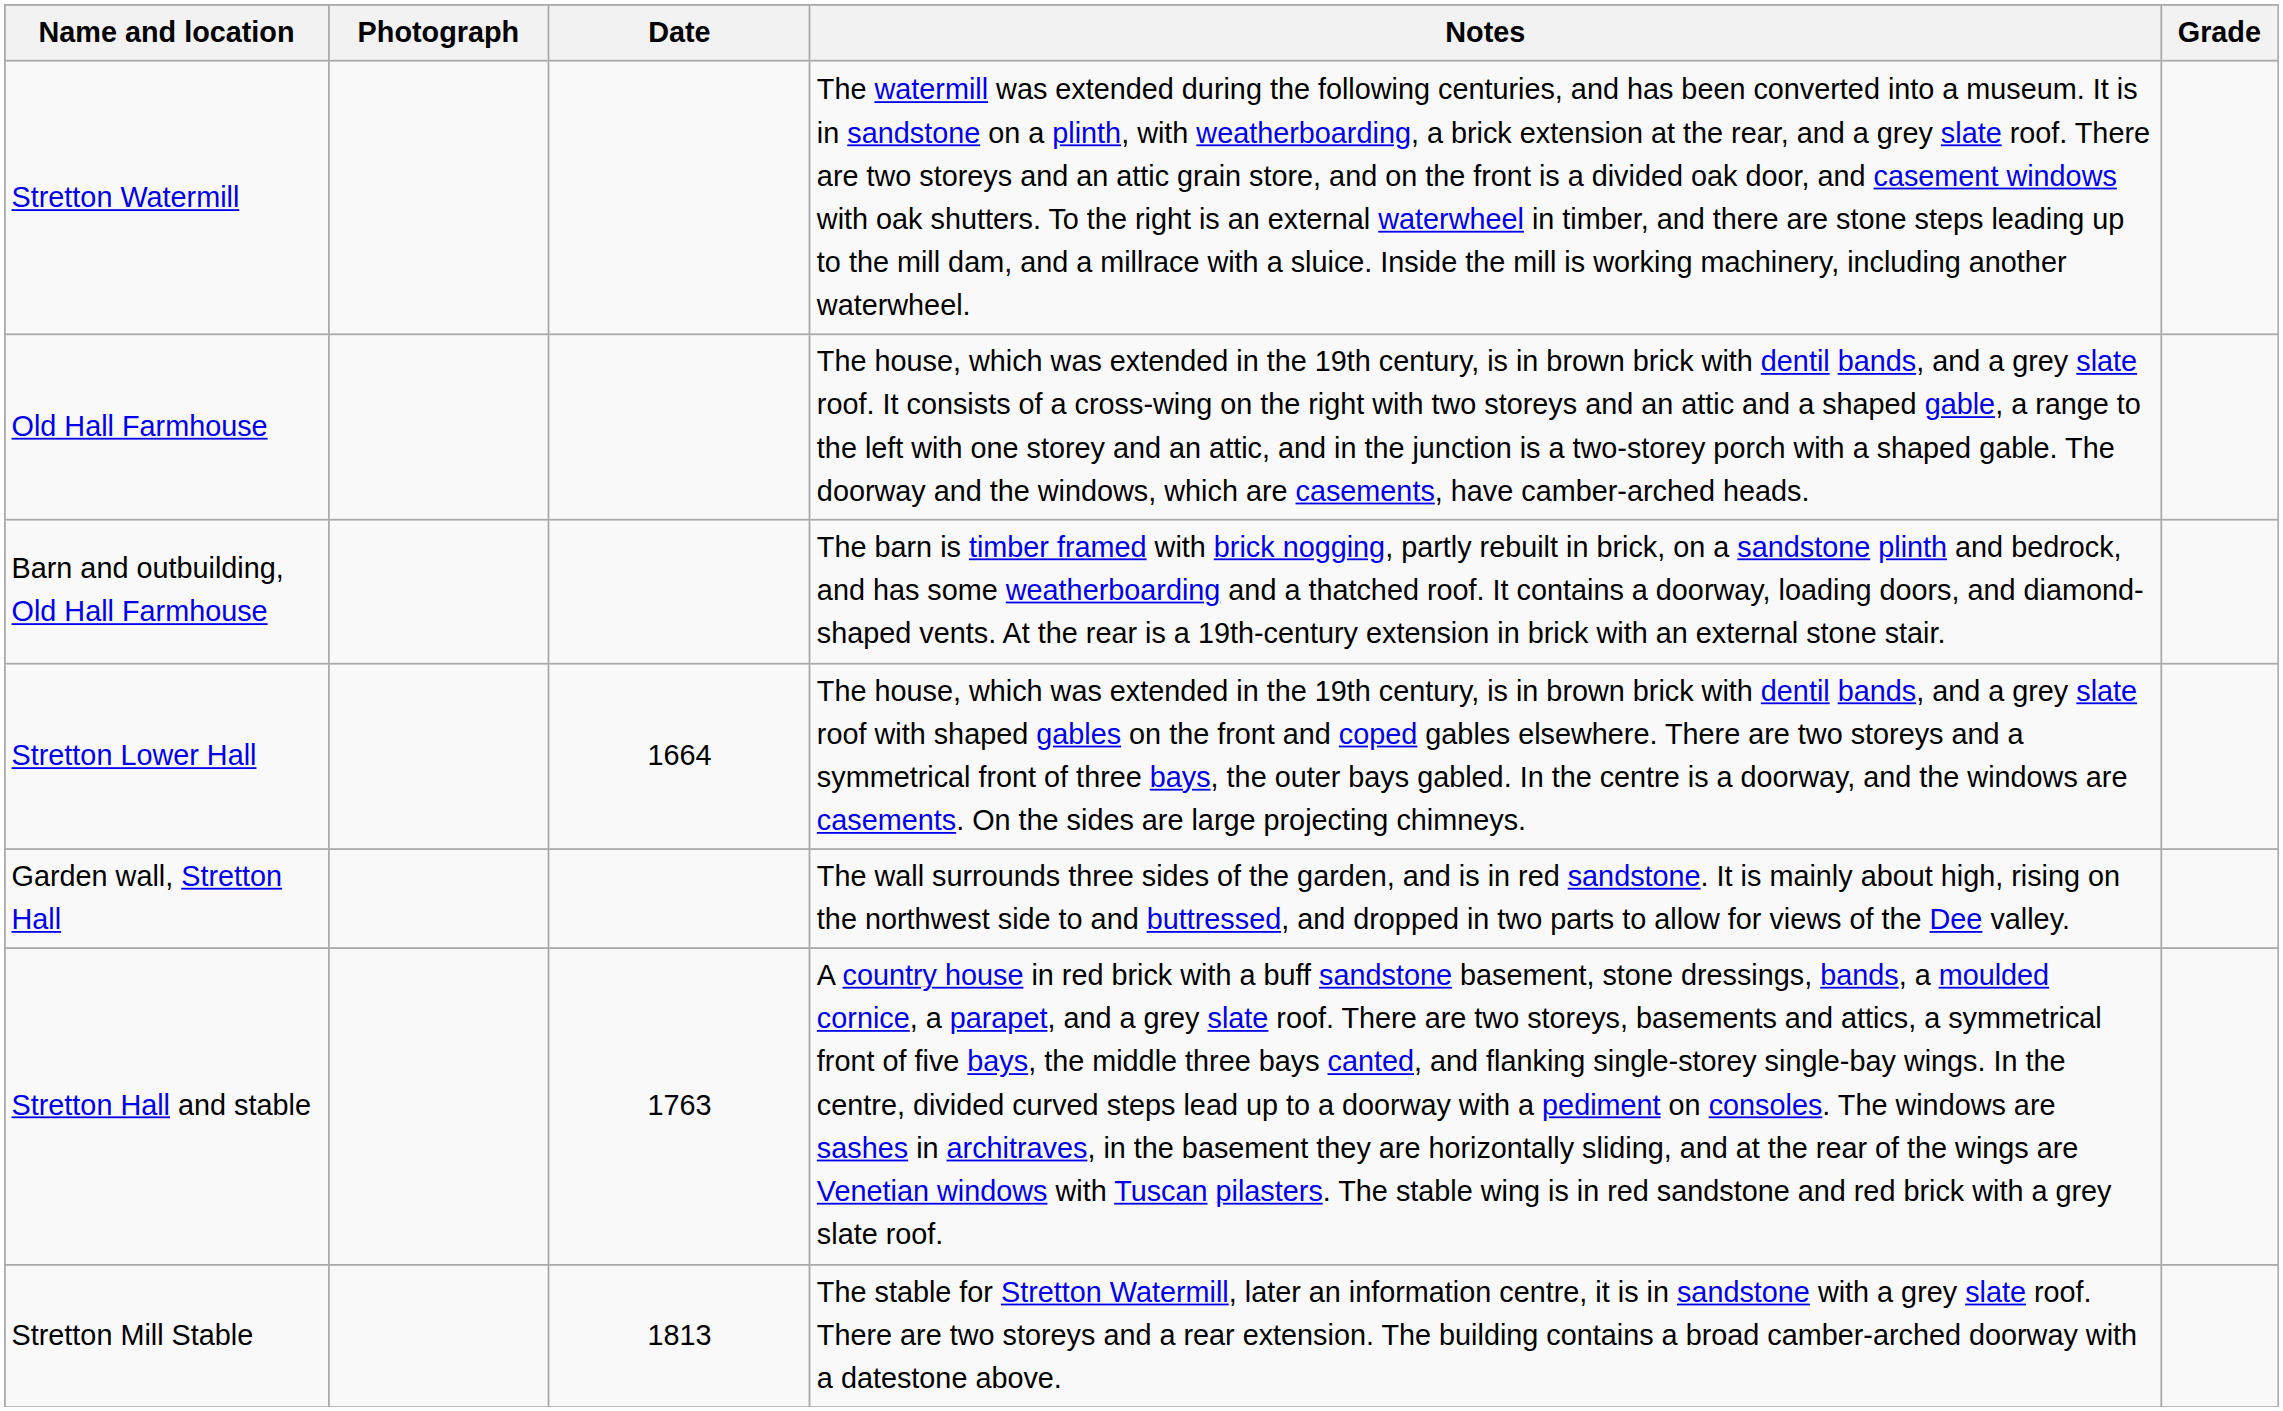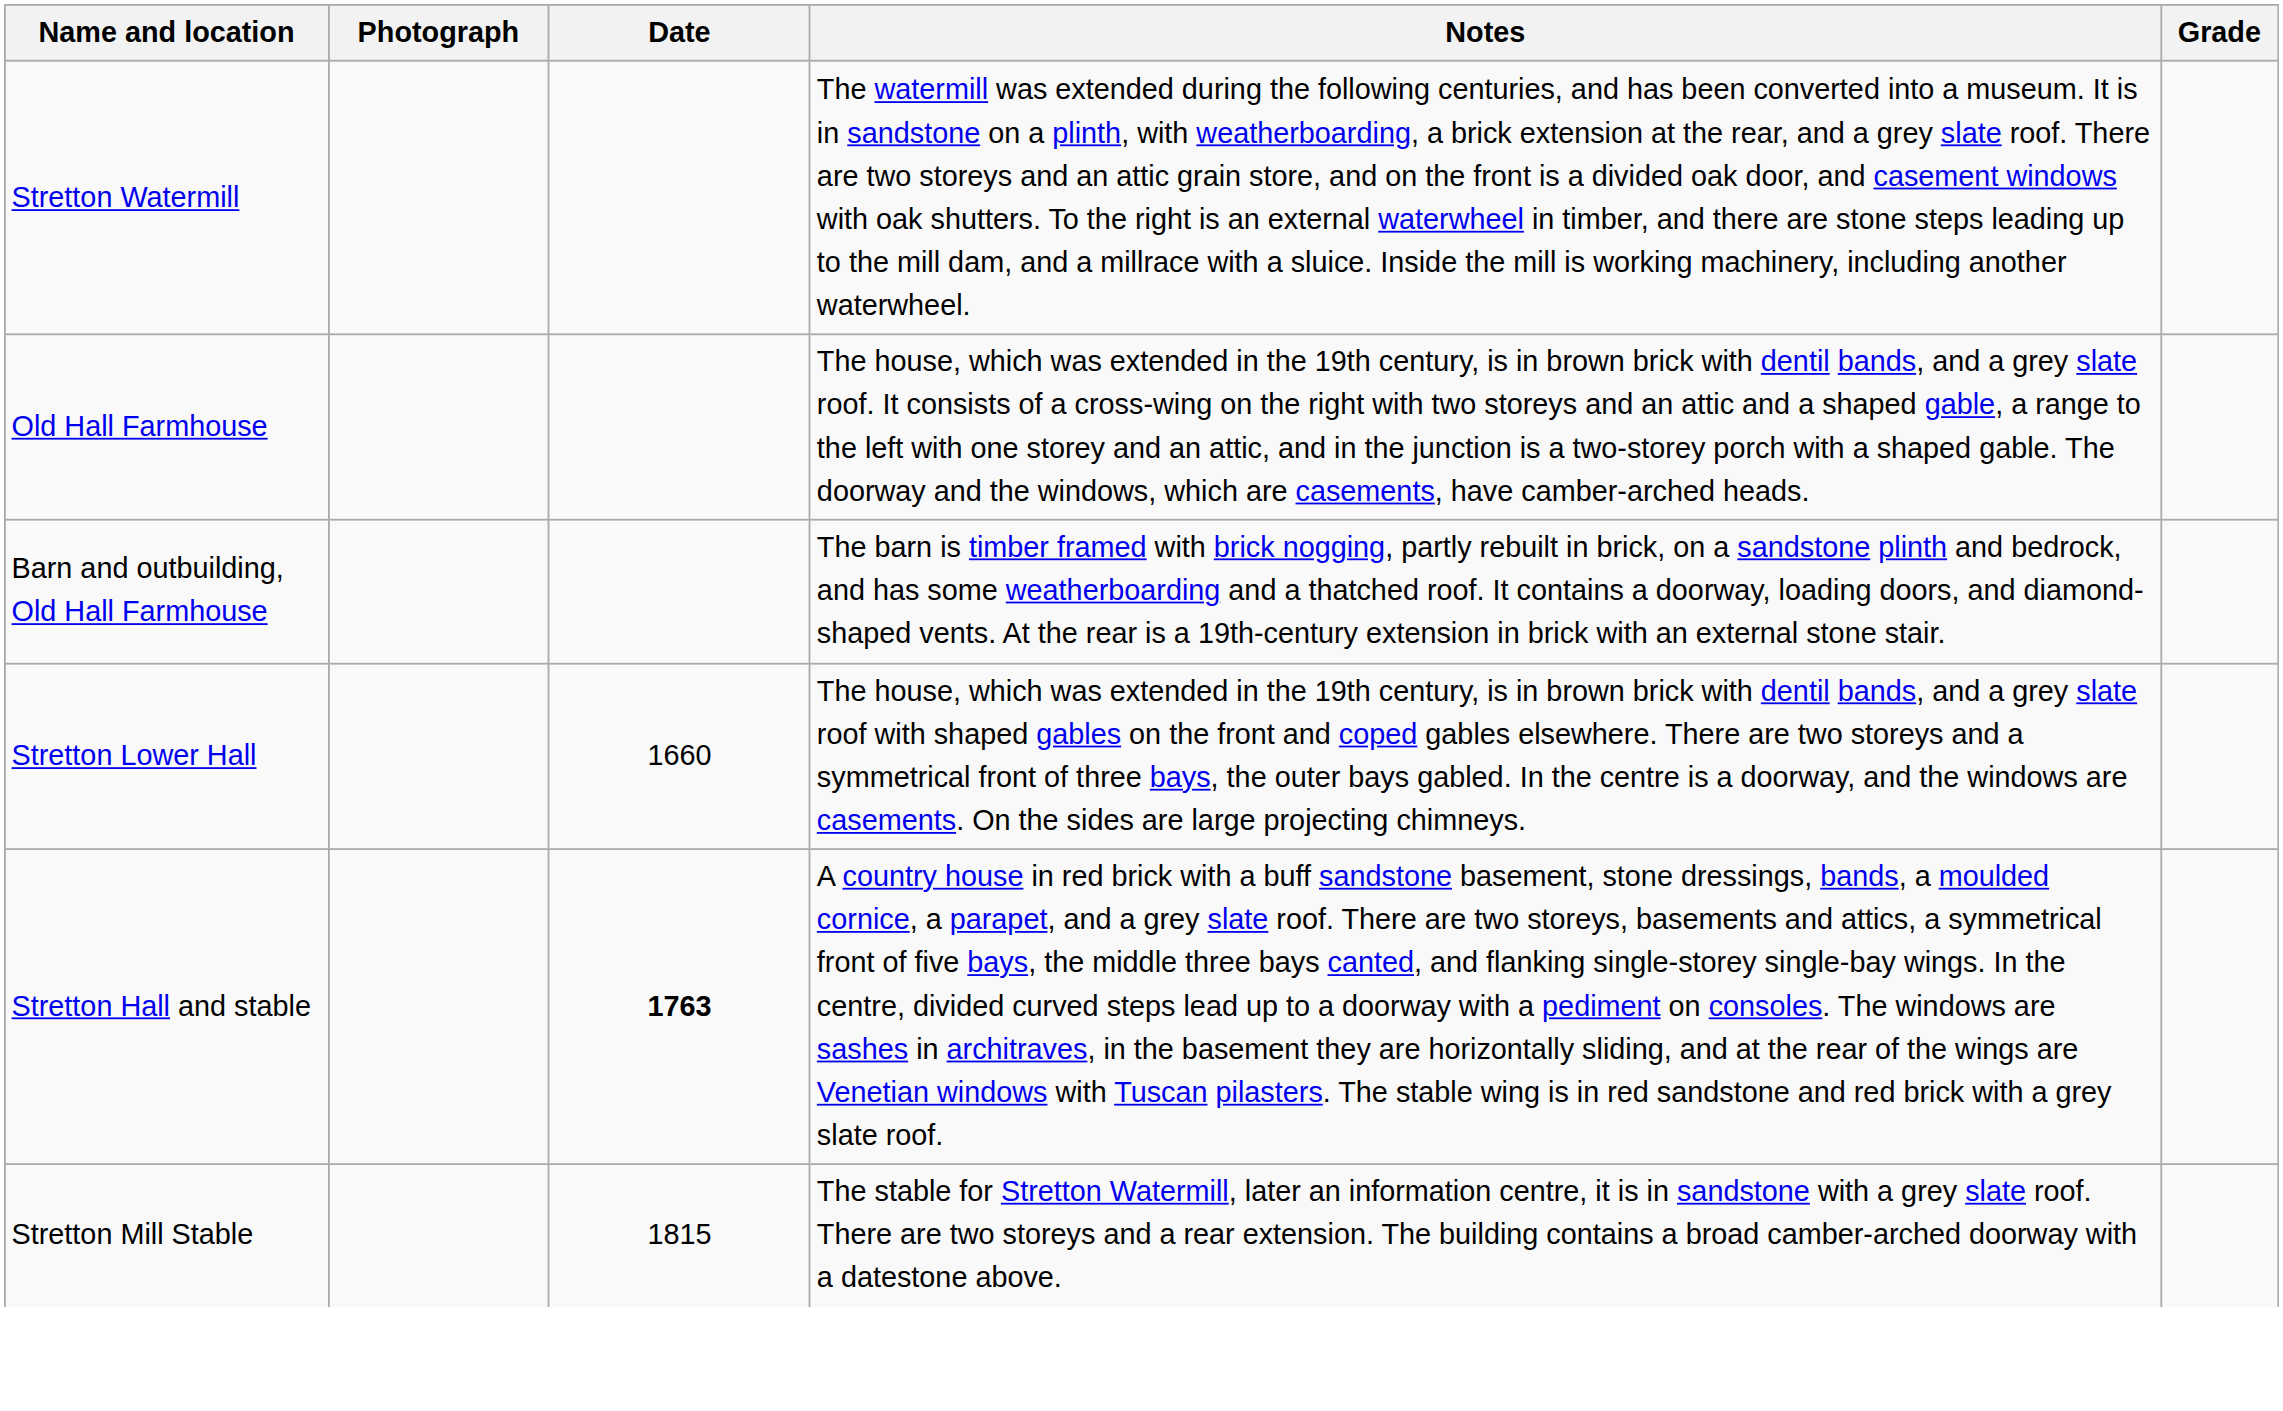(679, 755) 1664 -> (679, 755) 1660
- row: (147, 898)
(679, 1105) normal -> (679, 1006) bold
(679, 1335) 1813 -> (679, 1235) 1815
